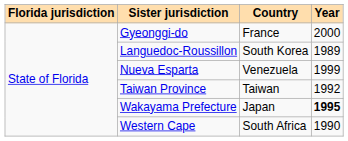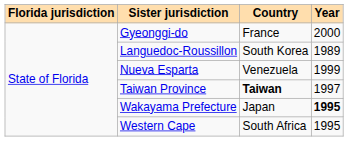(261, 88) normal -> (262, 88) bold
(327, 88) 1992 -> (327, 88) 1997
(327, 126) 1990 -> (327, 126) 1995
